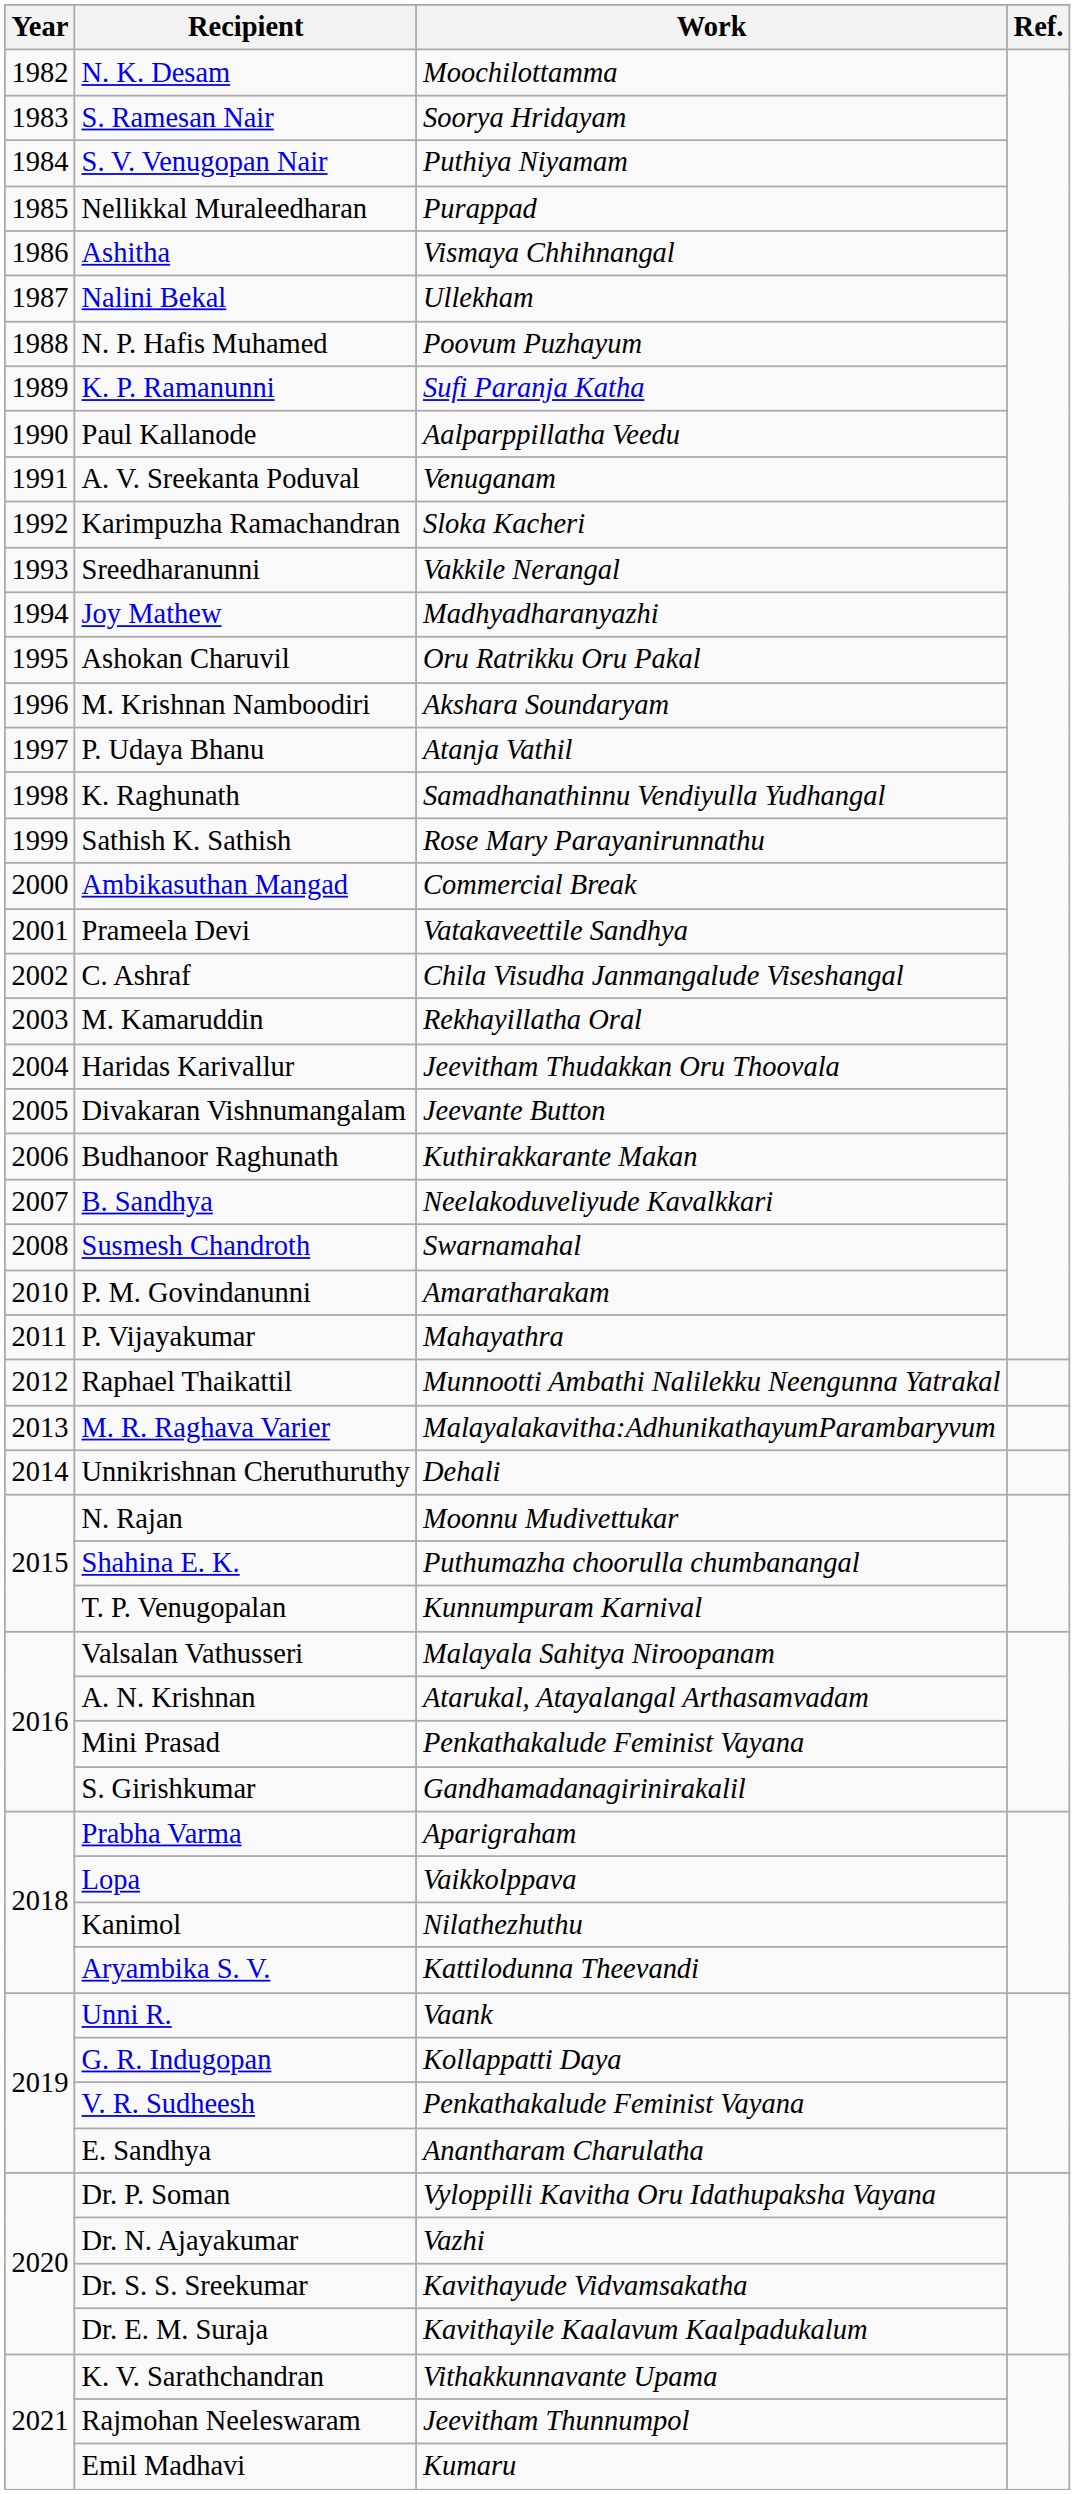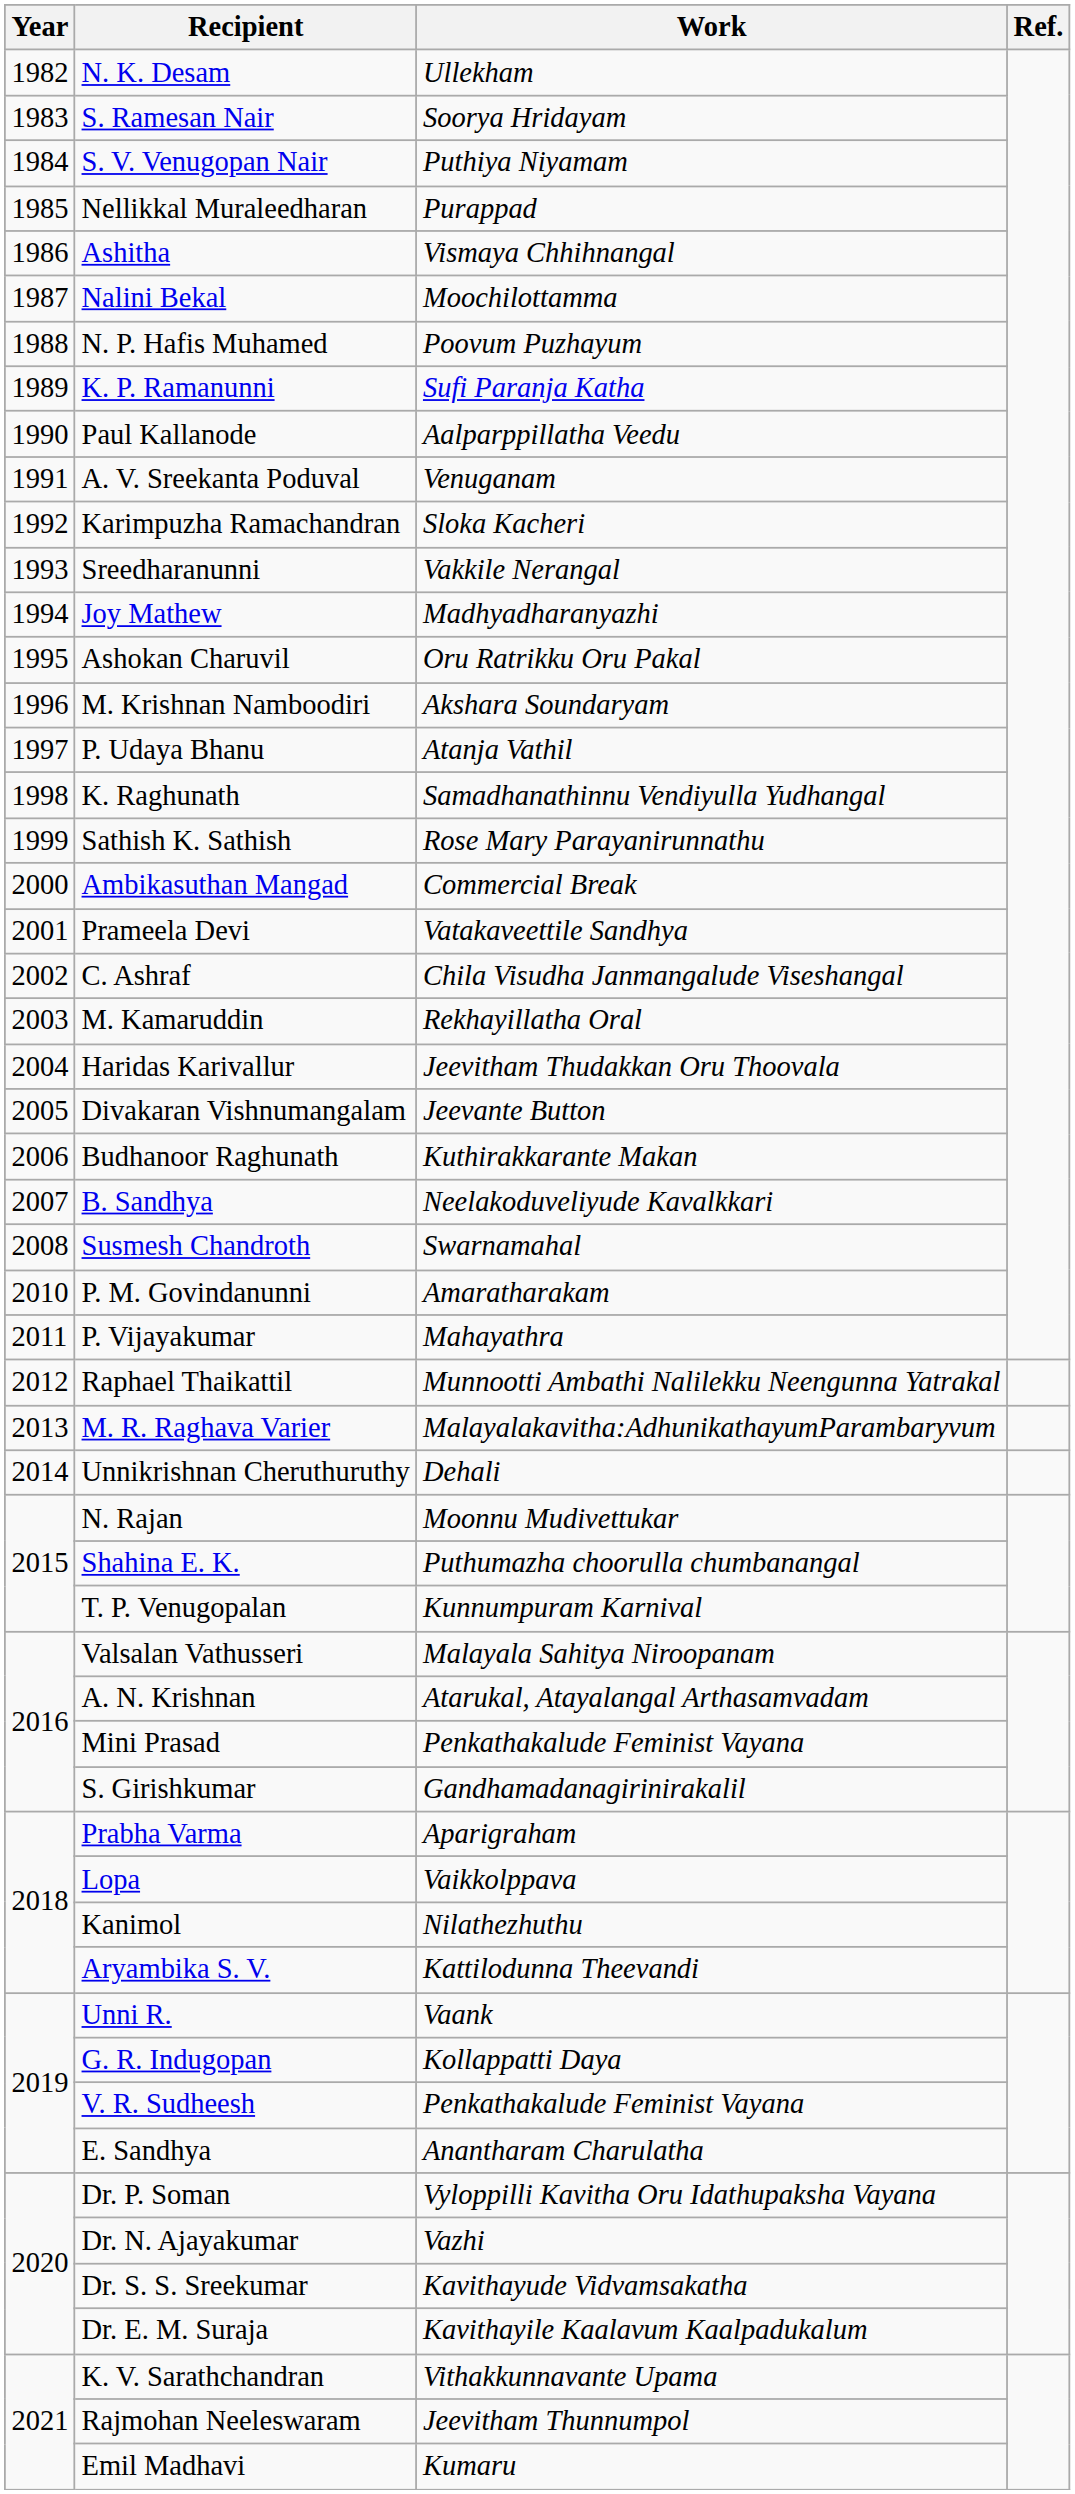(520, 72) Moochilottamma -> (478, 72) Ullekham
(478, 298) Ullekham -> (520, 298) Moochilottamma
